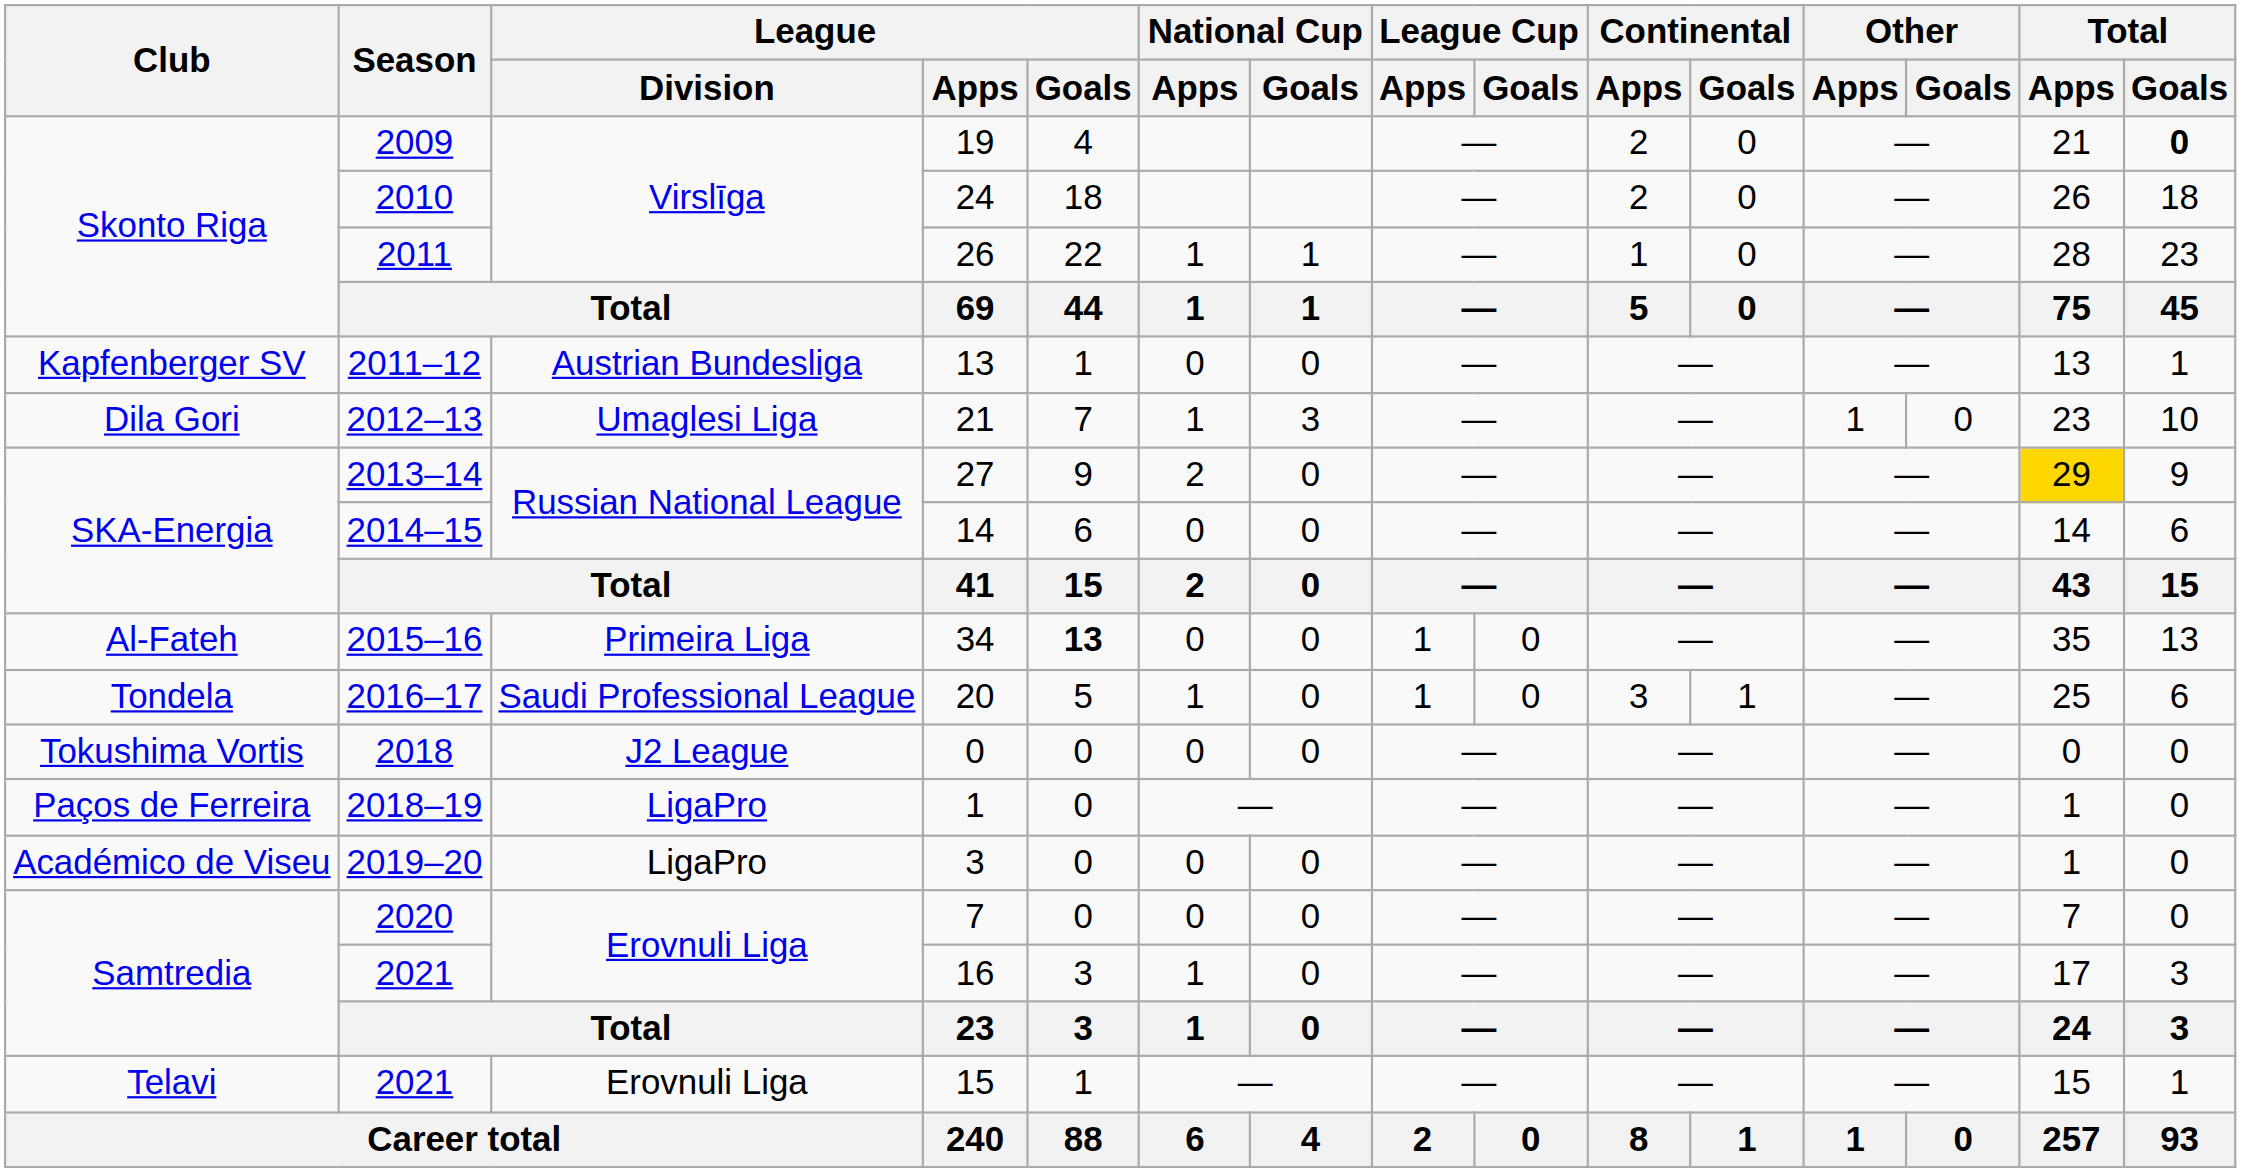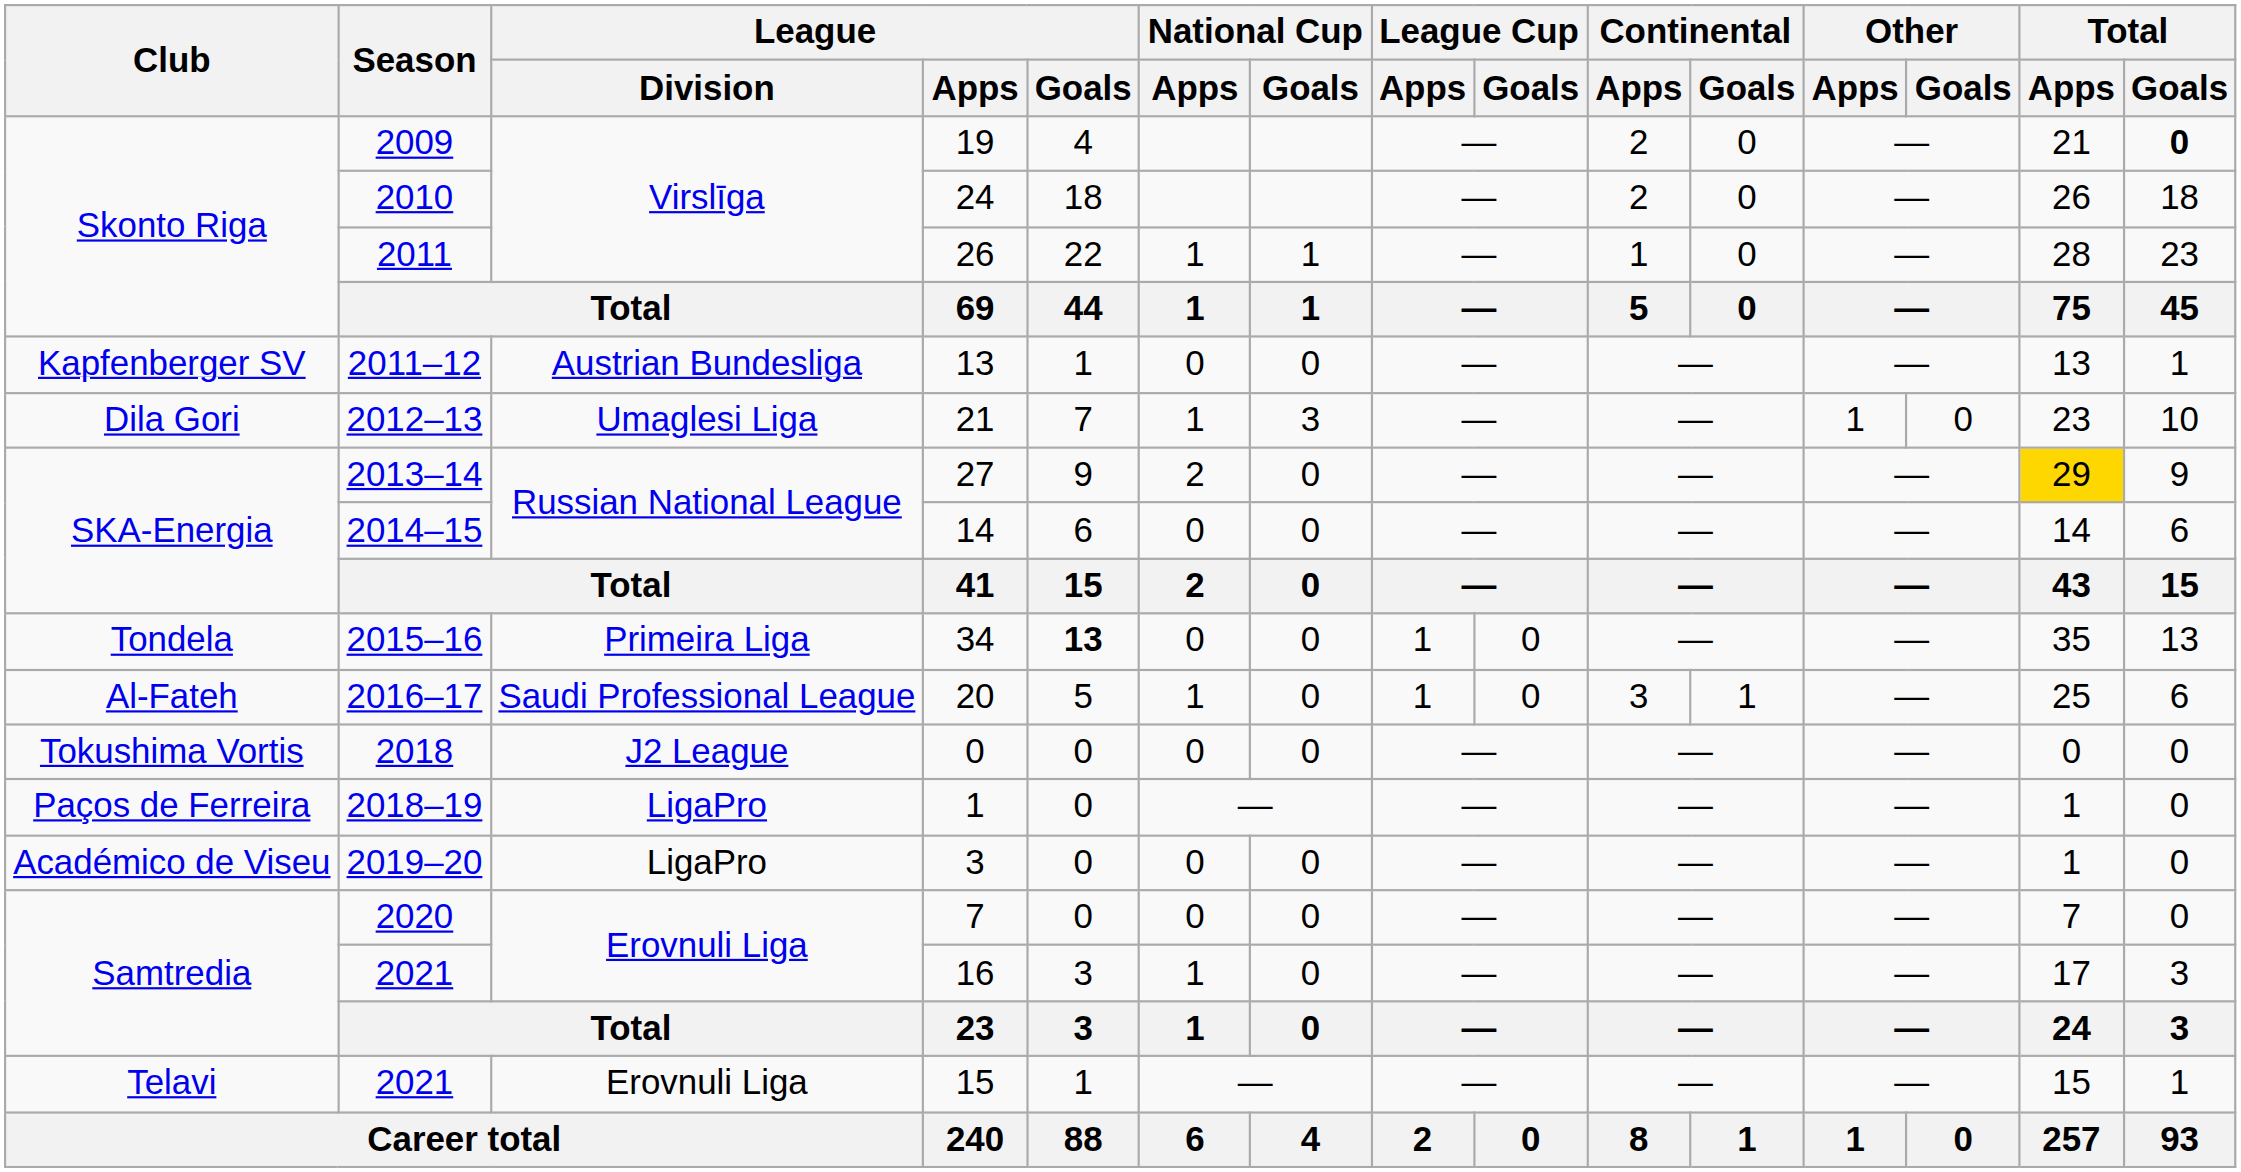(172, 640) Al-Fateh -> (172, 640) Tondela
(172, 695) Tondela -> (172, 695) Al-Fateh
